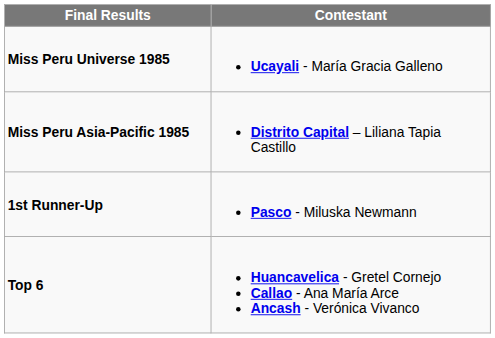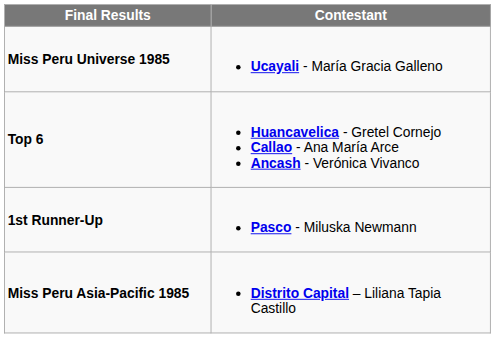rows swapped: (98, 132) <-> (26, 285)
